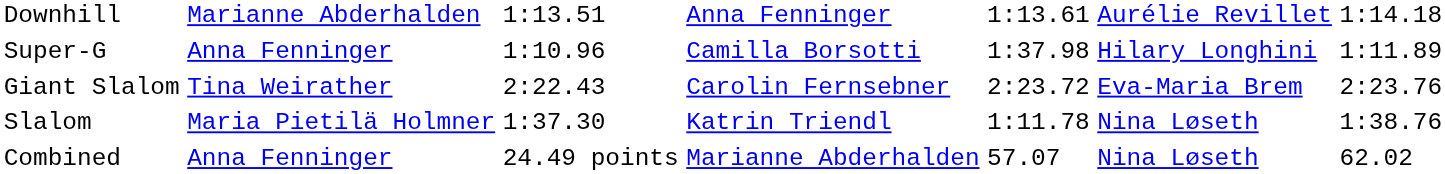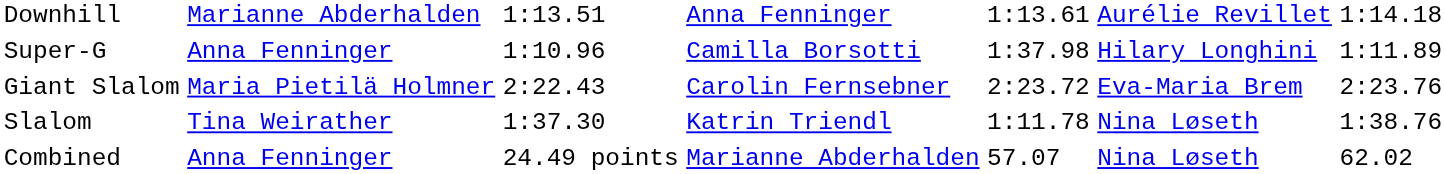(290, 87) Tina Weirather -> (341, 87) Maria Pietilä Holmner
(341, 123) Maria Pietilä Holmner -> (290, 123) Tina Weirather
